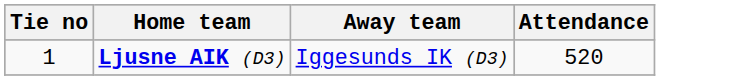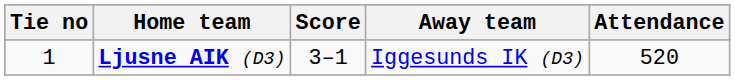+ column: (328, 23)
